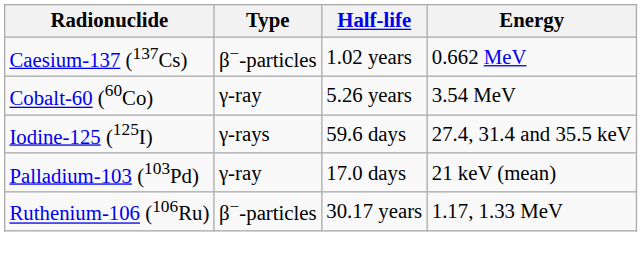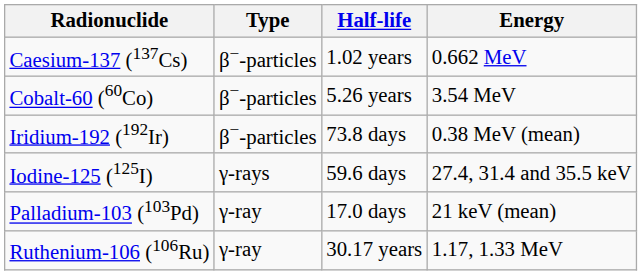(240, 95) γ-ray -> (268, 95) β−-particles
+ row: (89, 134)
(268, 211) β−-particles -> (240, 249) γ-ray
